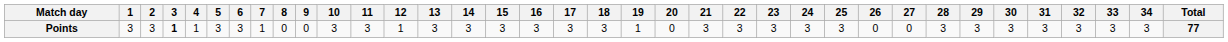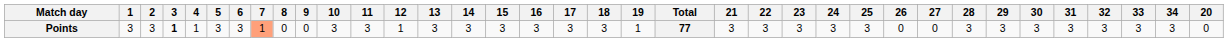columns swapped: (672, 12) <-> (1193, 12)
(262, 29) no background -> (262, 29) lightsalmon background
